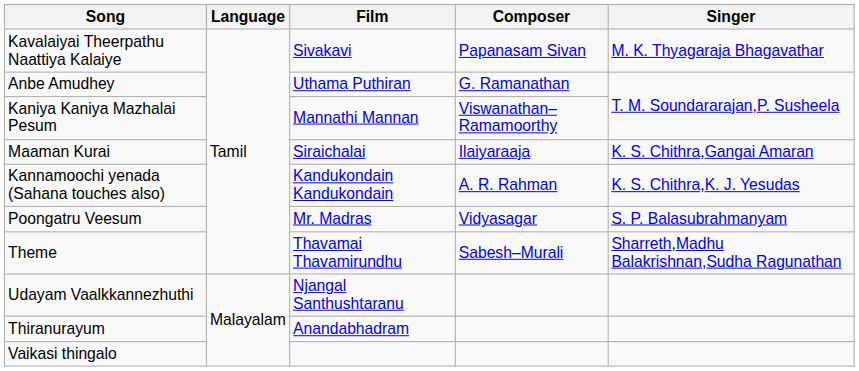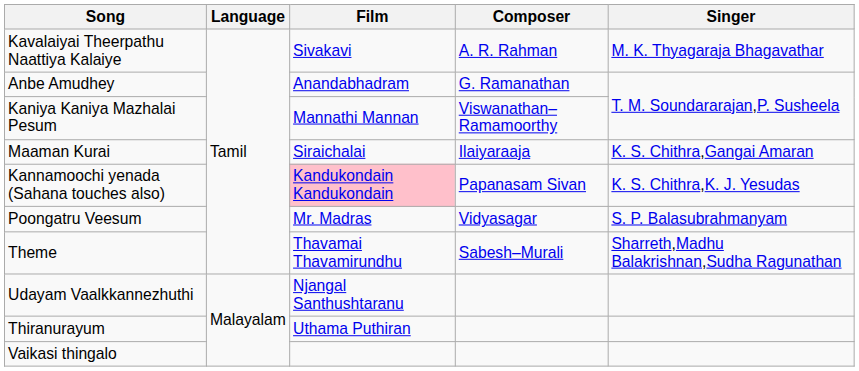(522, 50) Papanasam Sivan -> (508, 50) A. R. Rahman
(352, 84) Uthama Puthiran -> (351, 84) Anandabhadram
(343, 185) no background -> (343, 185) pink background
(508, 185) A. R. Rahman -> (522, 185) Papanasam Sivan
(351, 328) Anandabhadram -> (352, 328) Uthama Puthiran
